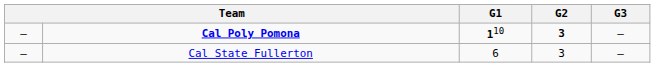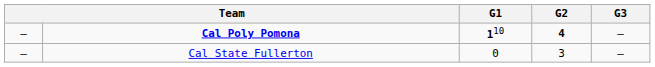(562, 33) 3 -> (562, 33) 4
(496, 53) 6 -> (496, 53) 0
